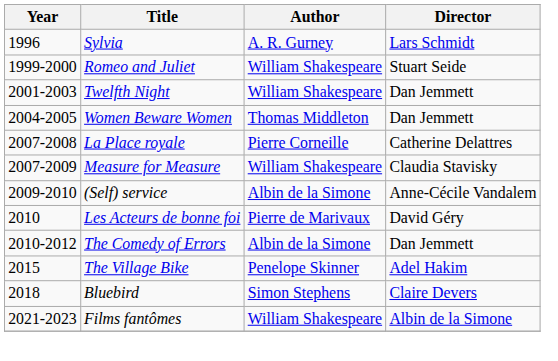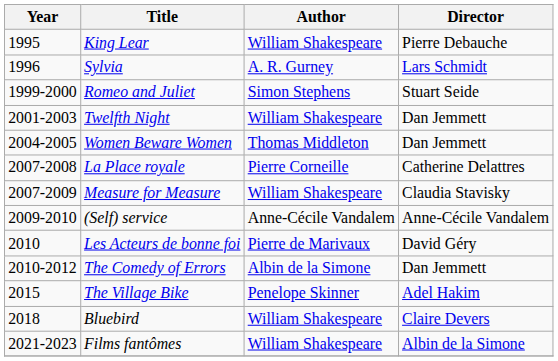+ row: (116, 42)
(315, 67) William Shakespeare -> (299, 92) Simon Stephens
(309, 192) Albin de la Simone -> (321, 218) Anne-Cécile Vandalem
(299, 293) Simon Stephens -> (315, 318) William Shakespeare
